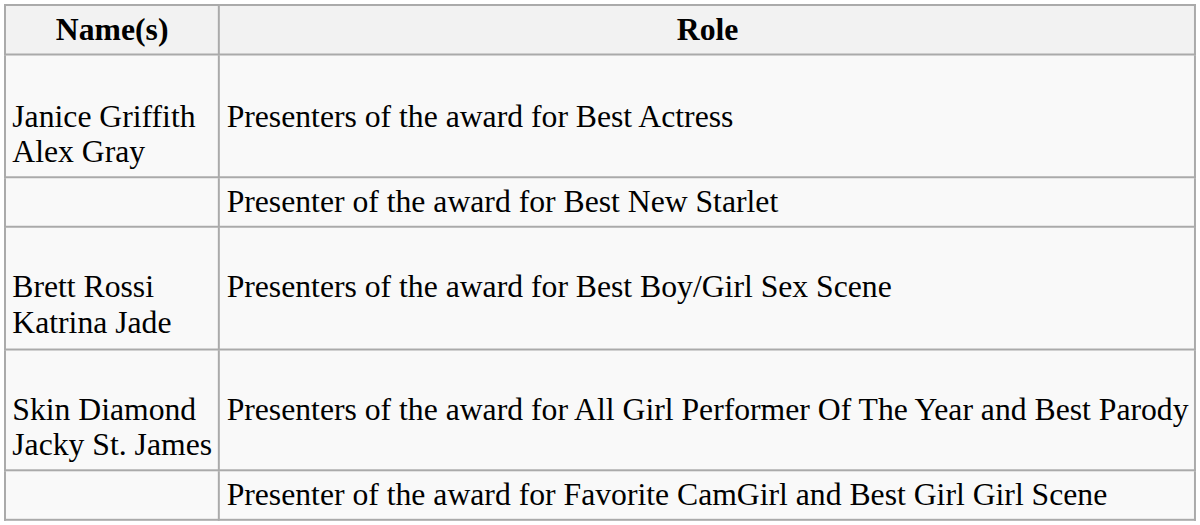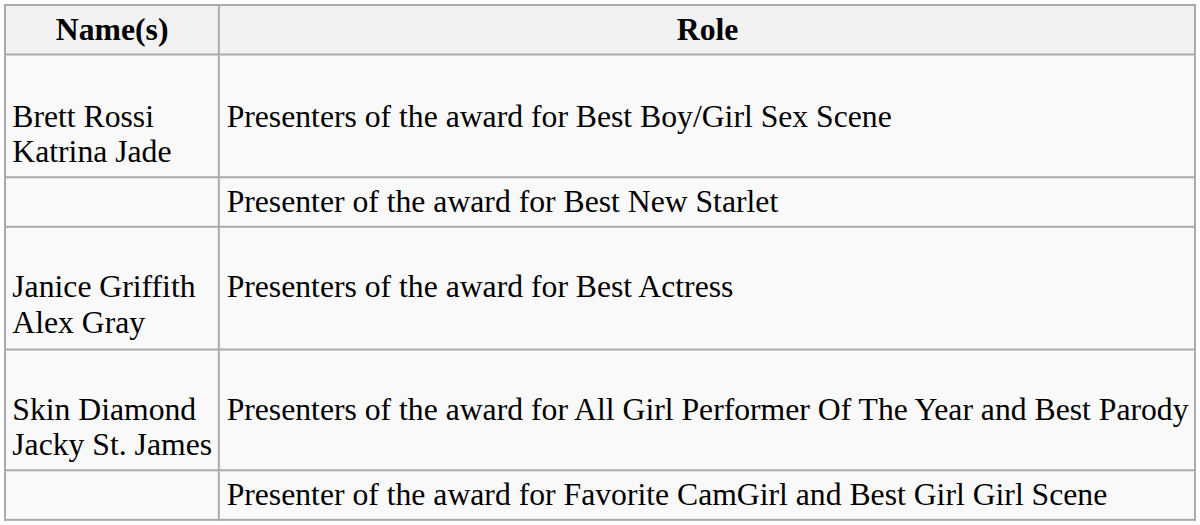rows swapped: (559, 287) <-> (480, 115)
